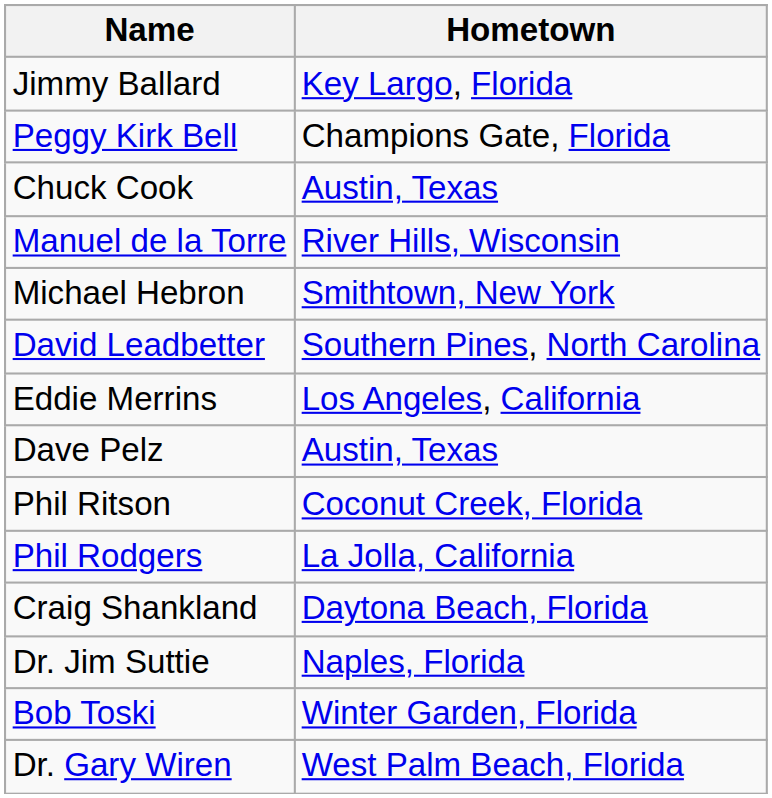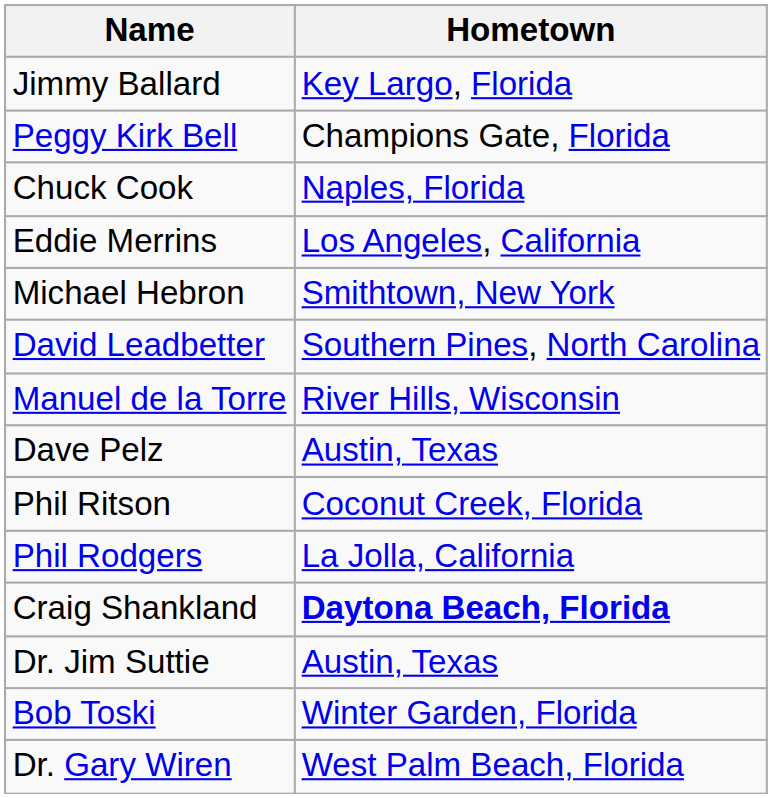(400, 188) Austin, Texas -> (413, 188) Naples, Florida
rows swapped: (150, 240) <-> (115, 398)
(475, 608) normal -> (486, 608) bold
(413, 661) Naples, Florida -> (400, 661) Austin, Texas
